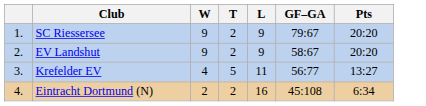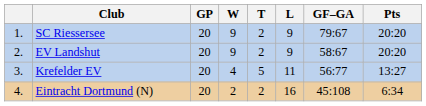+ column: (205, 14)
